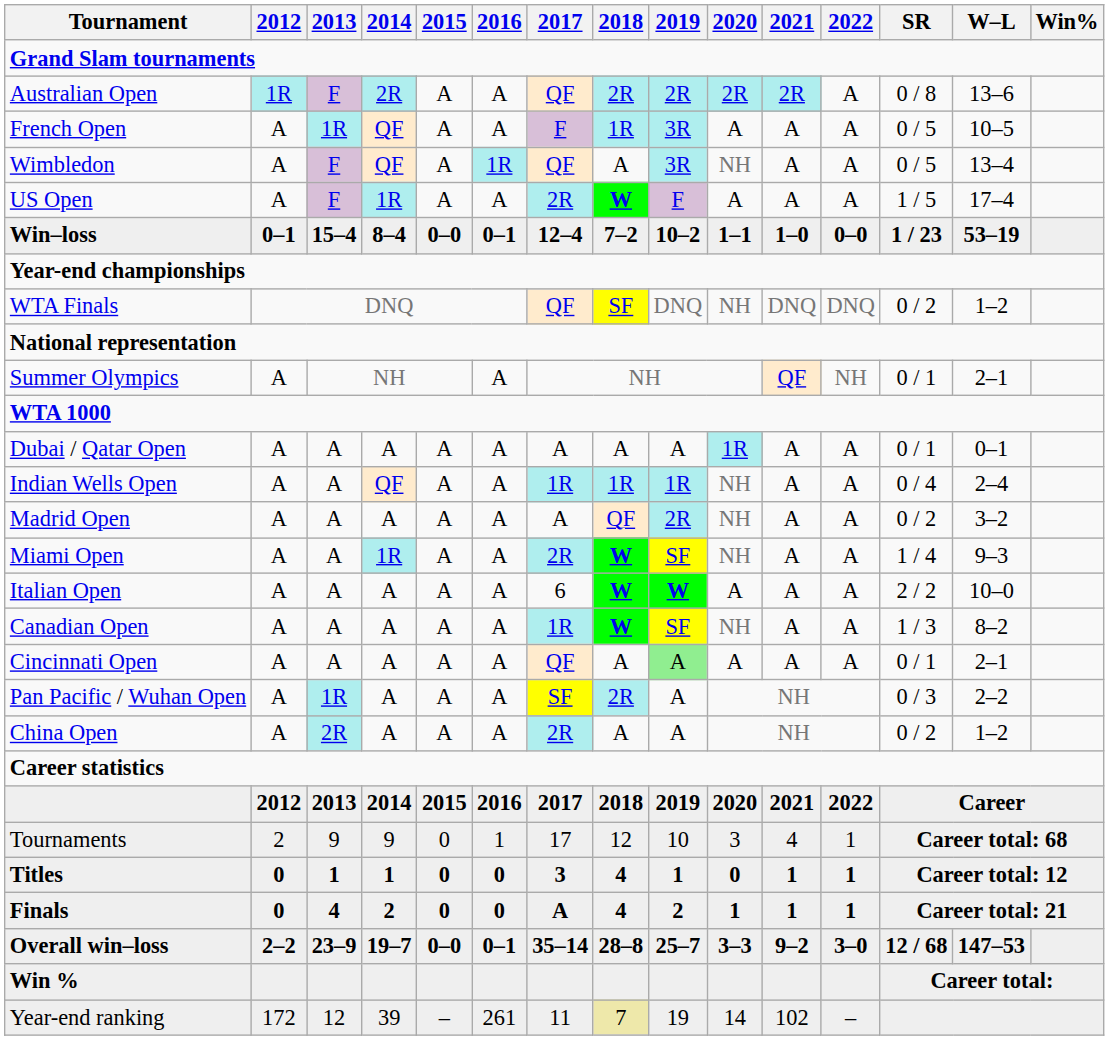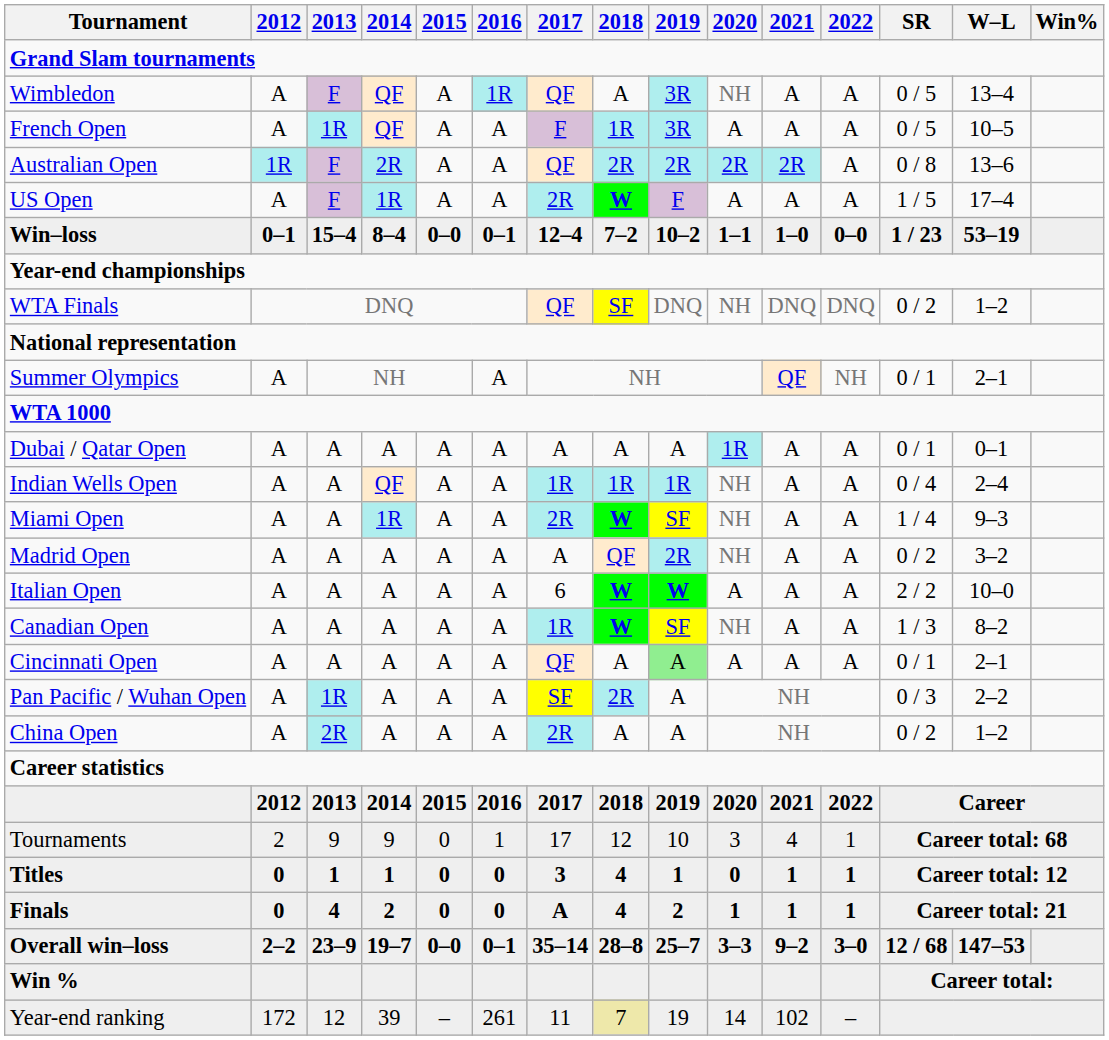rows swapped: (84, 93) <-> (62, 164)
rows swapped: (67, 555) <-> (70, 519)
